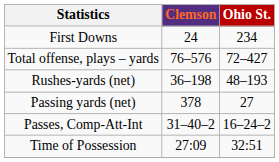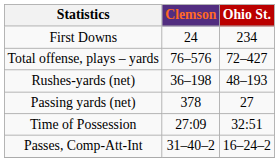rows swapped: (83, 124) <-> (83, 146)
